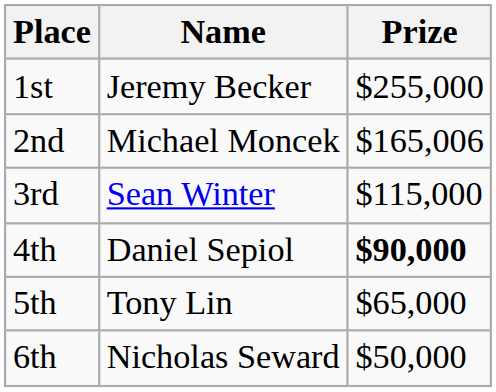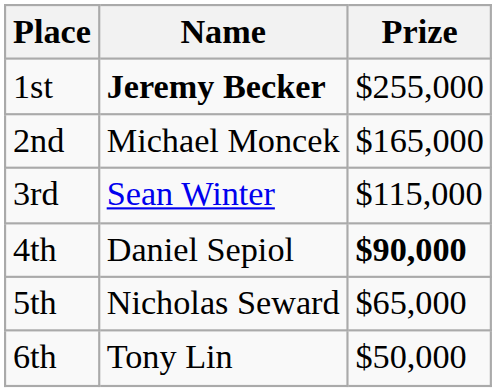(209, 85) normal -> (216, 85) bold
(420, 140) $165,006 -> (420, 140) $165,000
(170, 303) Tony Lin -> (223, 303) Nicholas Seward
(223, 357) Nicholas Seward -> (170, 357) Tony Lin
